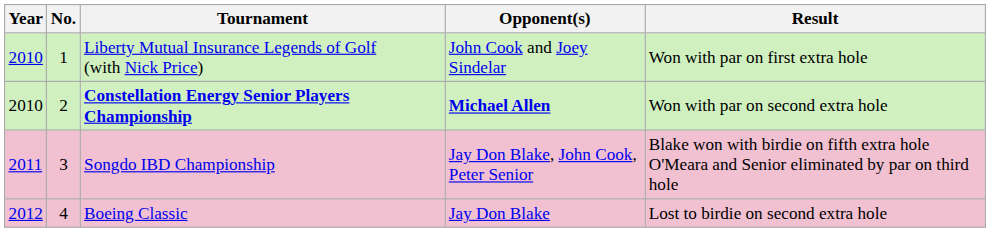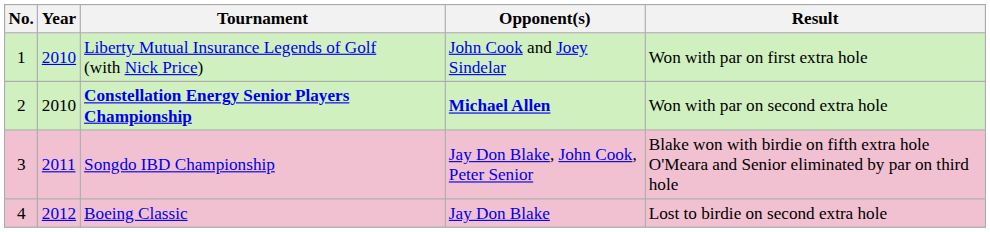columns swapped: (63, 18) <-> (26, 18)
